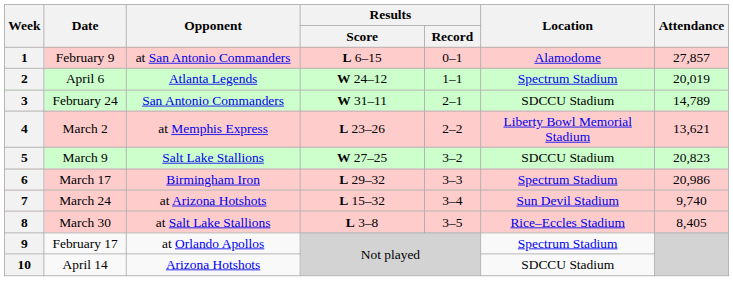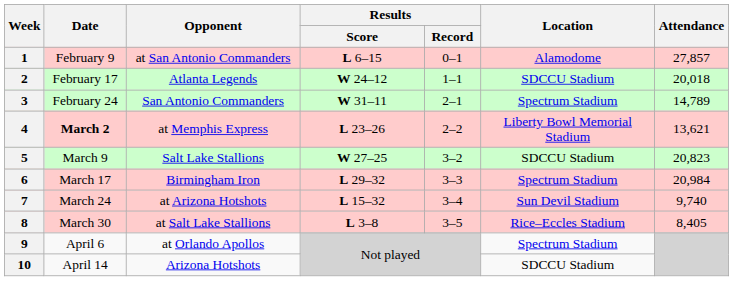(85, 79) April 6 -> (85, 79) February 17
(568, 79) Spectrum Stadium -> (568, 79) SDCCU Stadium
(691, 79) 20,019 -> (691, 79) 20,018
(568, 100) SDCCU Stadium -> (568, 100) Spectrum Stadium
(85, 129) normal -> (85, 129) bold
(691, 179) 20,986 -> (691, 179) 20,984
(85, 243) February 17 -> (85, 243) April 6
